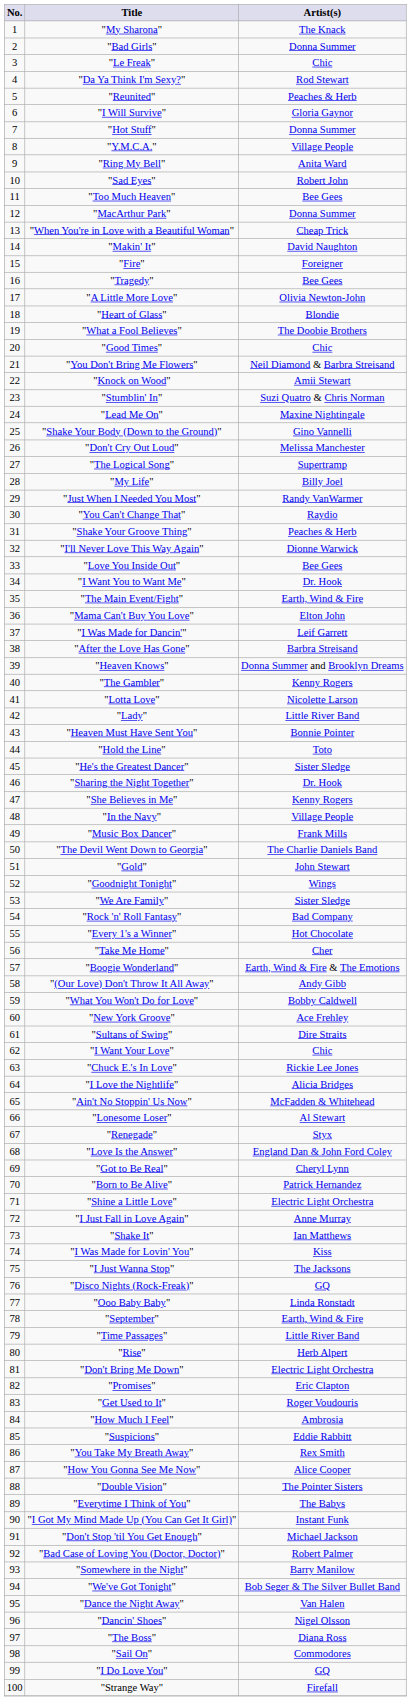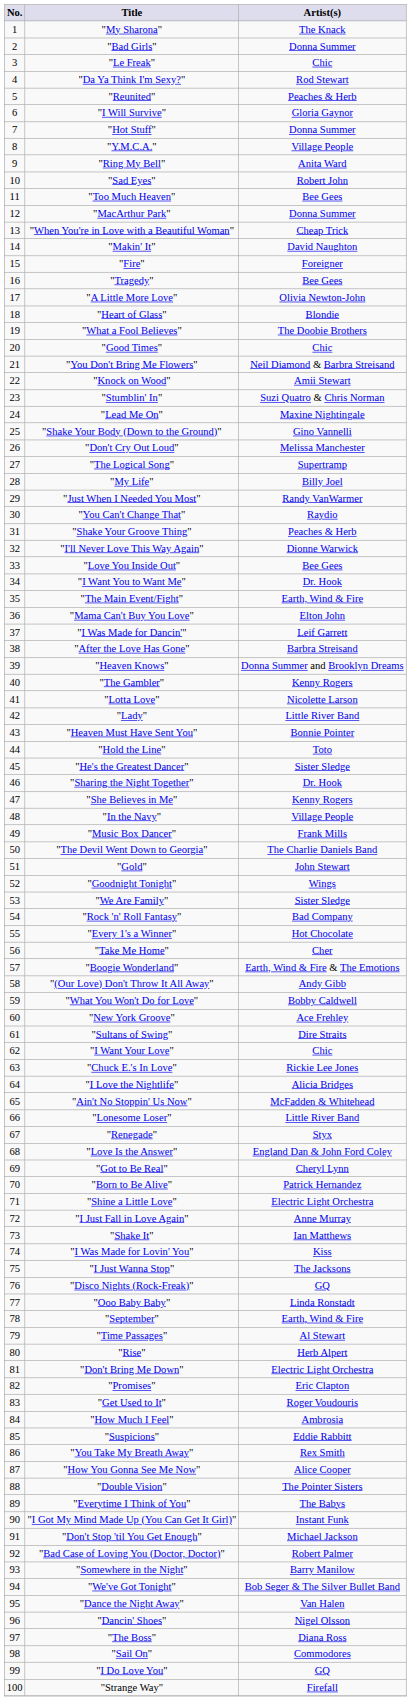(322, 1118) Al Stewart -> (322, 1118) Little River Band
(322, 1335) Little River Band -> (322, 1335) Al Stewart
